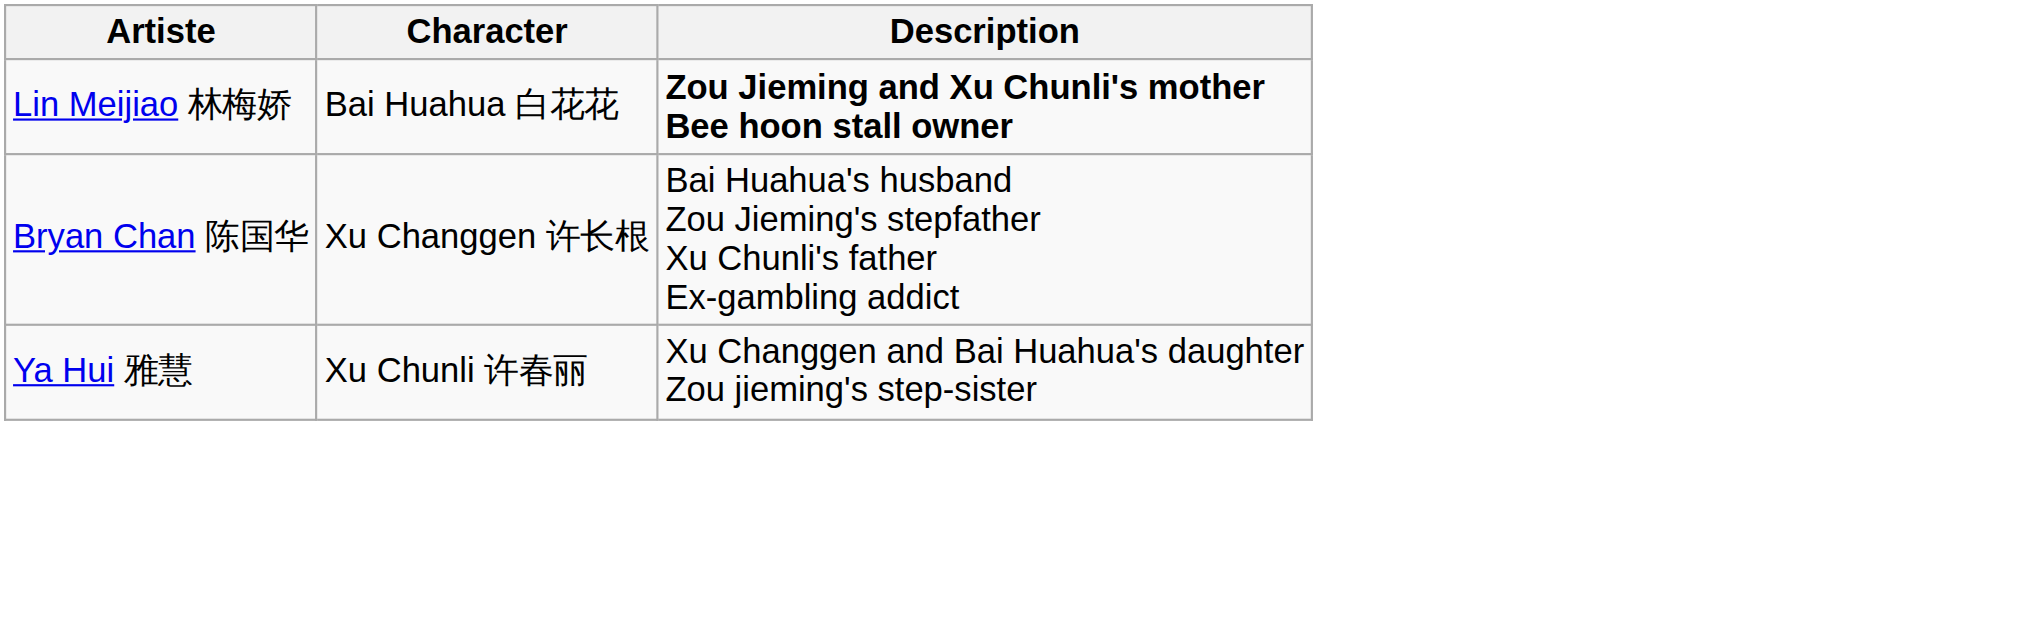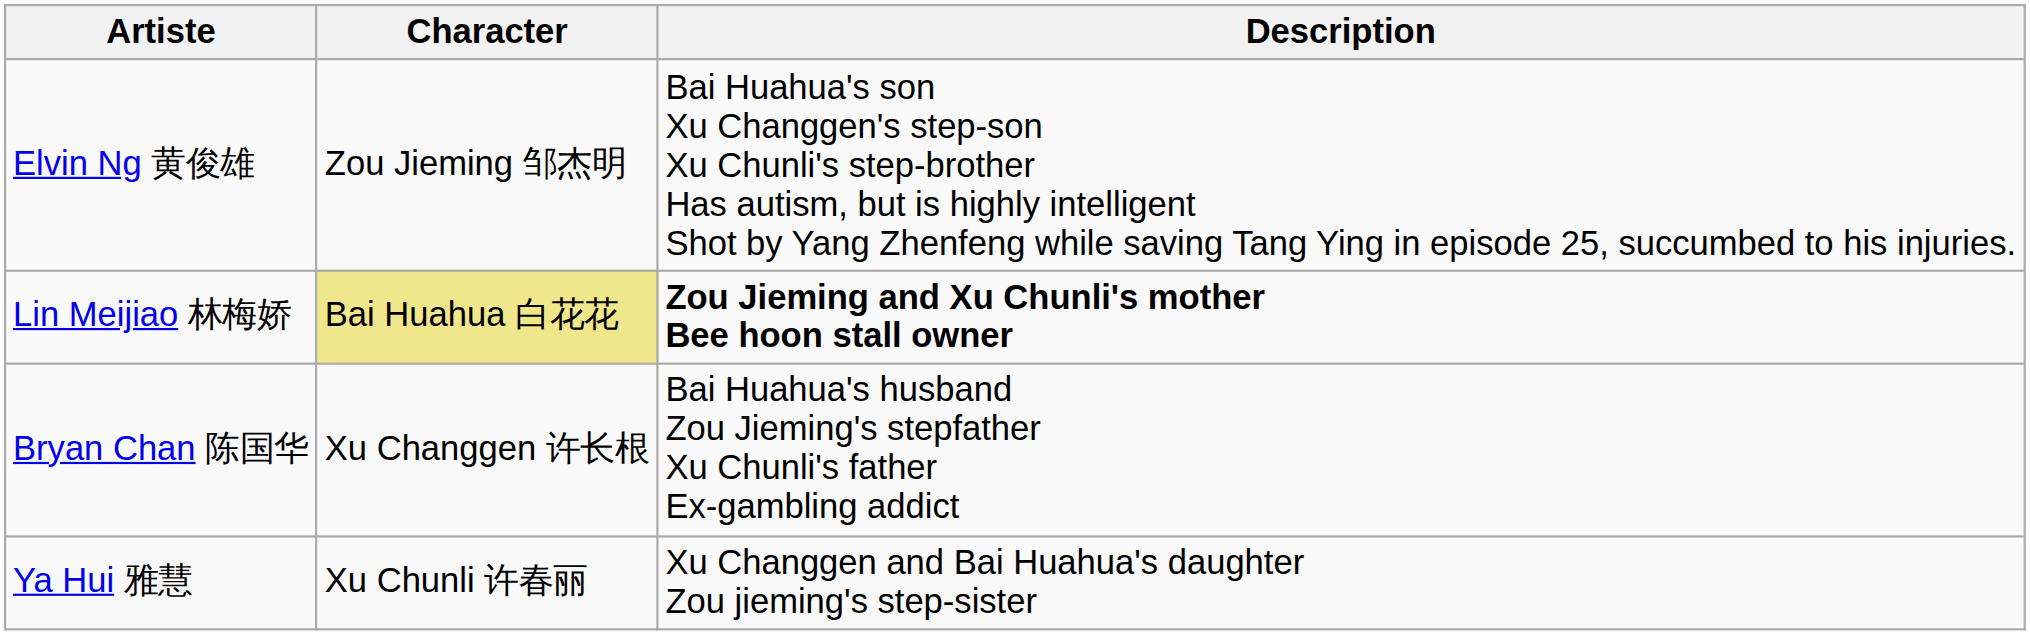+ row: (134, 163)
(472, 105) no background -> (472, 315) khaki background
